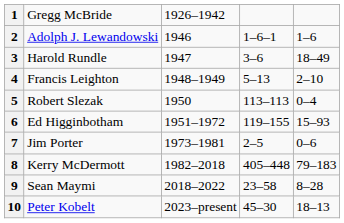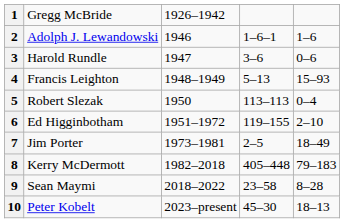(313, 57) 18–49 -> (306, 57) 0–6
(310, 79) 2–10 -> (313, 79) 15–93
(313, 121) 15–93 -> (310, 121) 2–10
(306, 143) 0–6 -> (313, 143) 18–49
